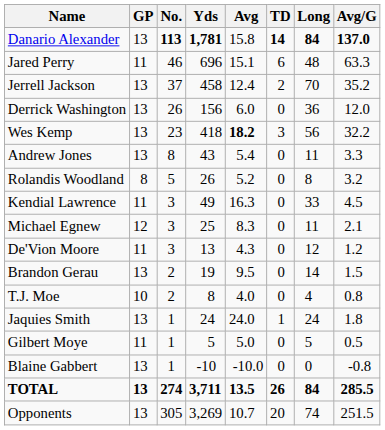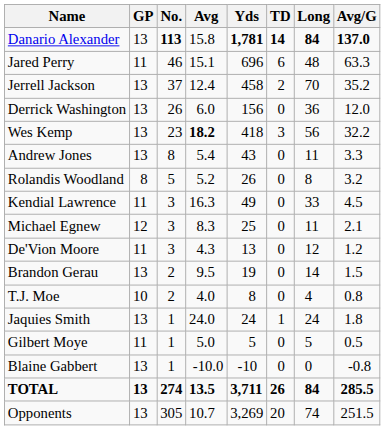columns swapped: (206, 16) <-> (246, 16)
